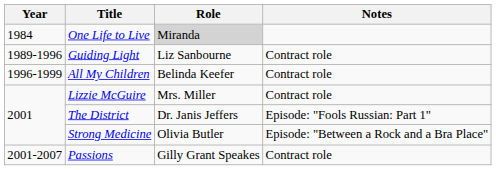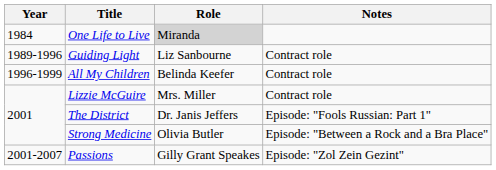(299, 154) Contract role -> (335, 154) Episode: "Zol Zein Gezint"
